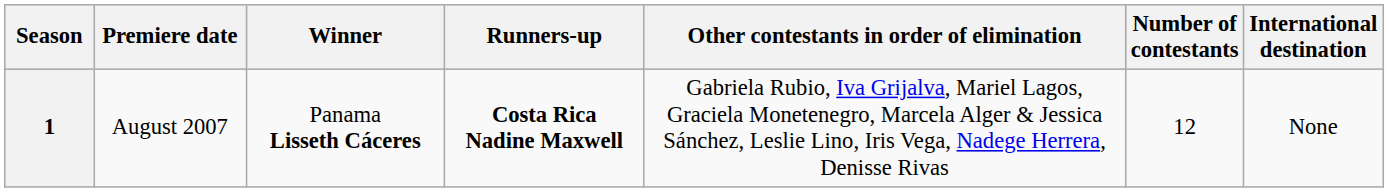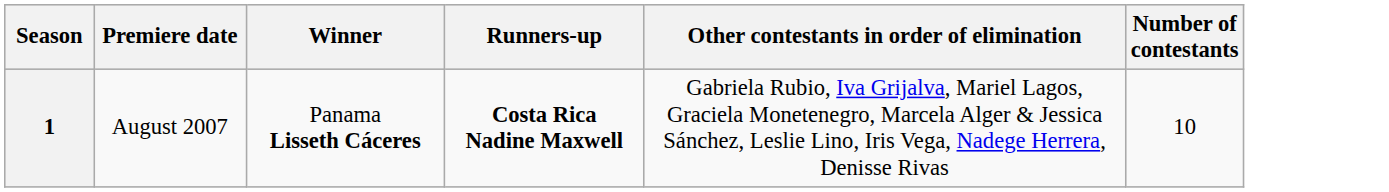- column: (1313, 36)
(1185, 127) 12 -> (1185, 127) 10
